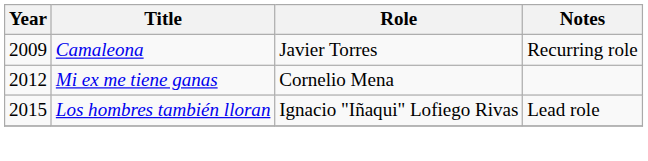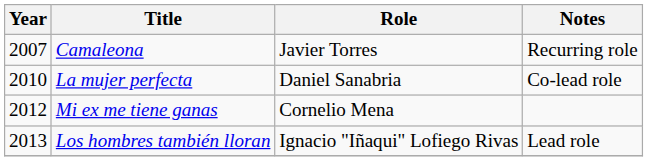(28, 49) 2009 -> (28, 49) 2007
+ row: (124, 79)
(28, 110) 2015 -> (28, 140) 2013
